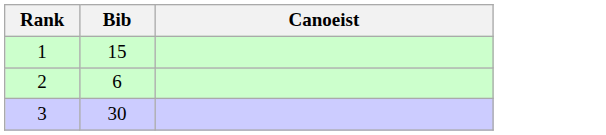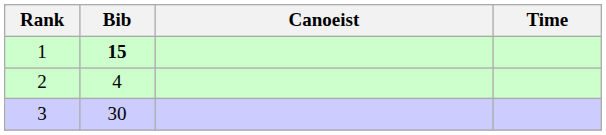+ column: (547, 20)
(117, 51) normal -> (117, 51) bold
(117, 83) 6 -> (117, 83) 4
